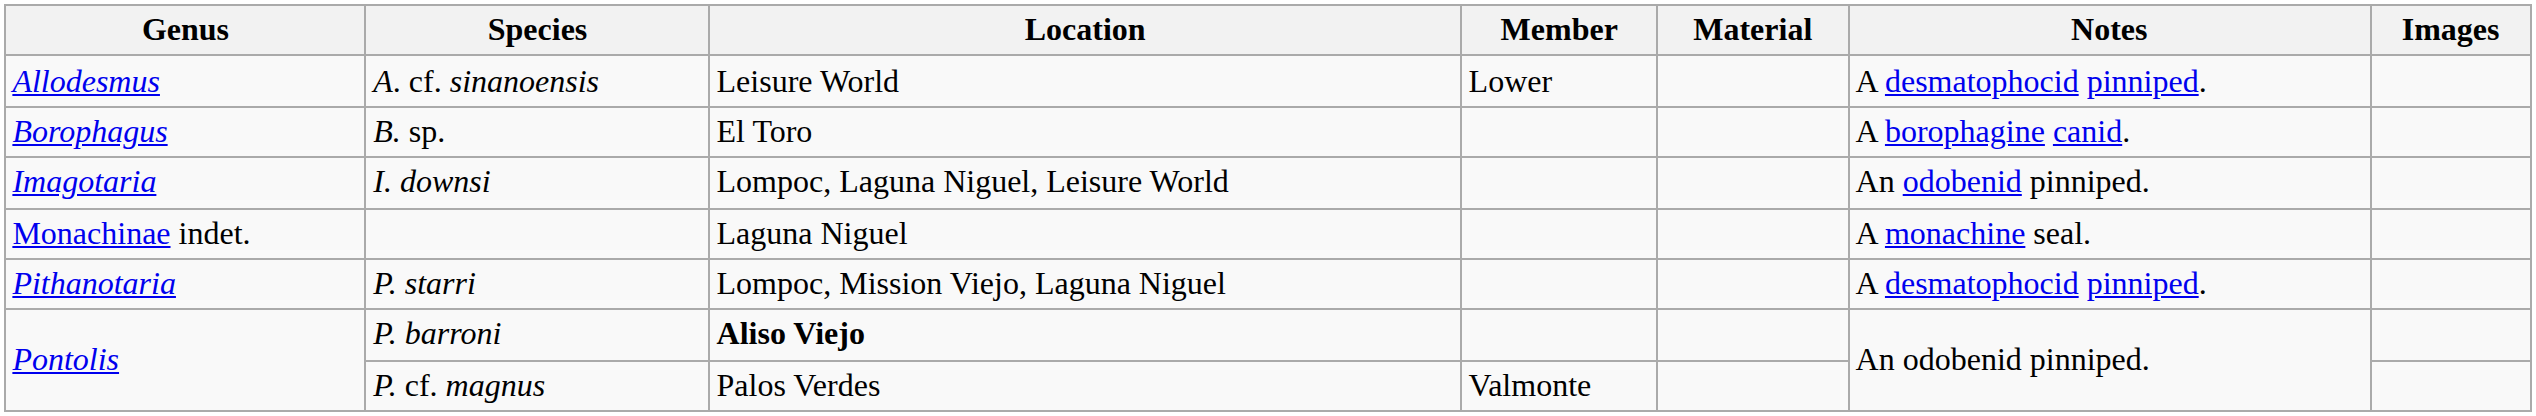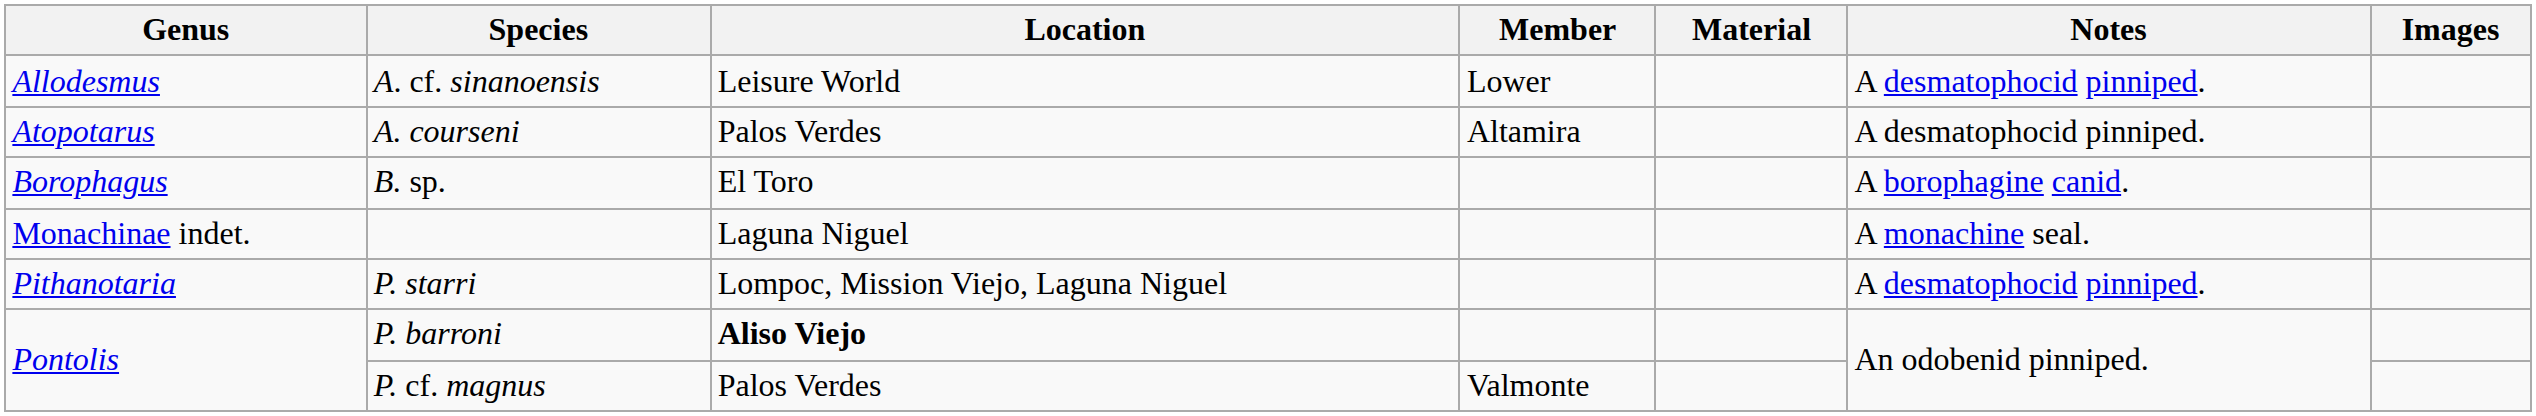+ row: (447, 131)
- row: (432, 182)
